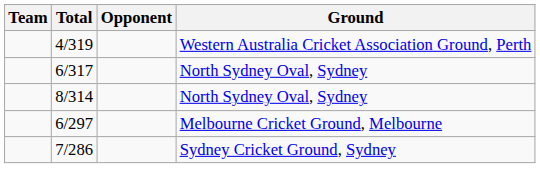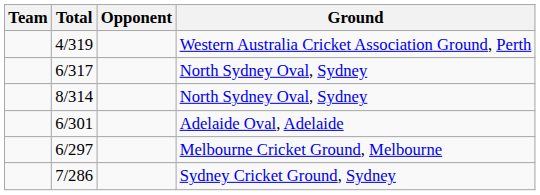+ row: (74, 123)
